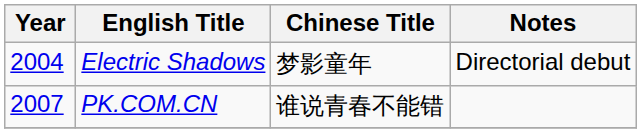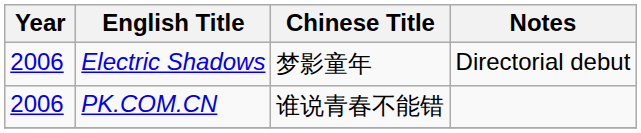(37, 61) 2004 -> (37, 61) 2006
(37, 104) 2007 -> (37, 104) 2006
